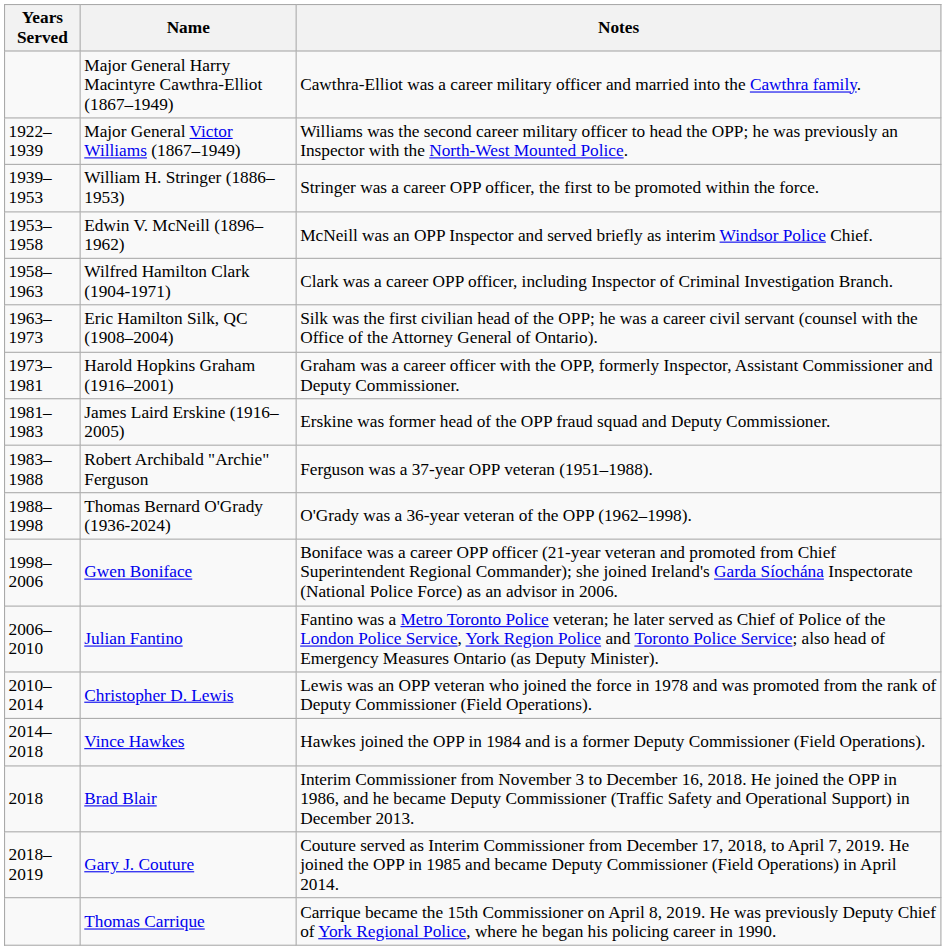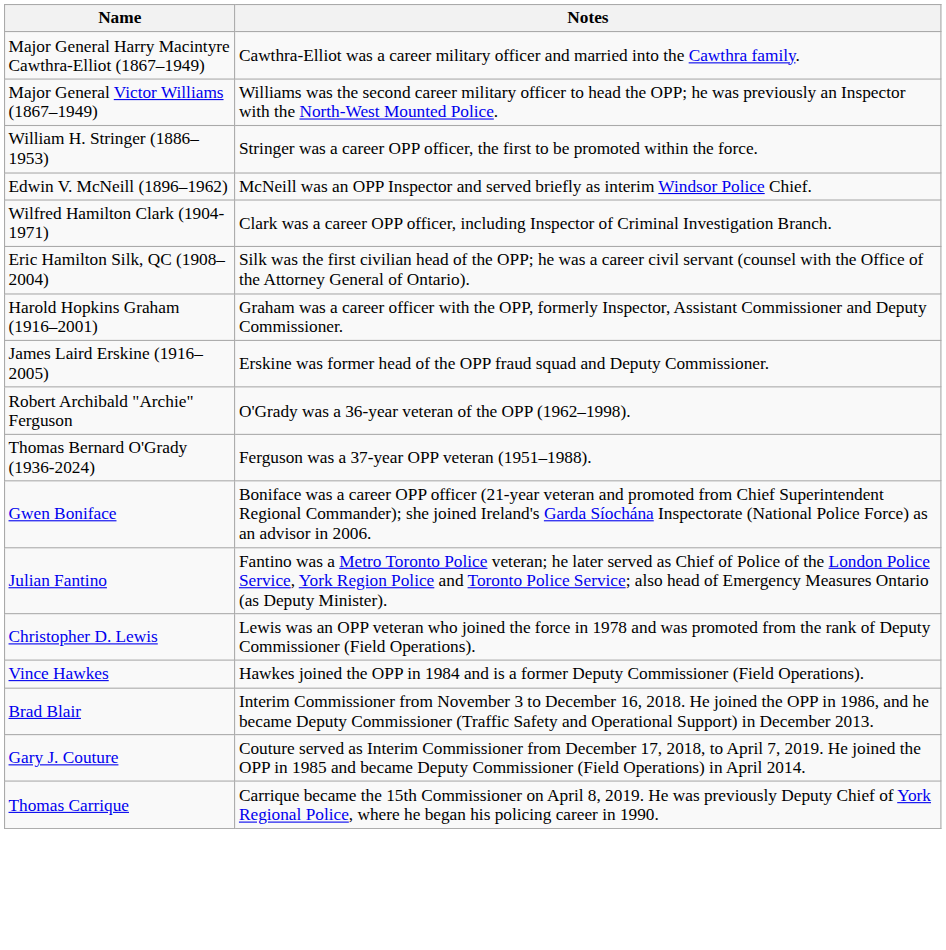- column: (42, 27)
(477, 468) Ferguson was a 37-year OPP veteran (1951–1988). -> (435, 410) O'Grady was a 36-year veteran of the OPP (1962–1998).
(496, 515) O'Grady was a 36-year veteran of the OPP (1962–1998). -> (415, 457) Ferguson was a 37-year OPP veteran (1951–1988).
